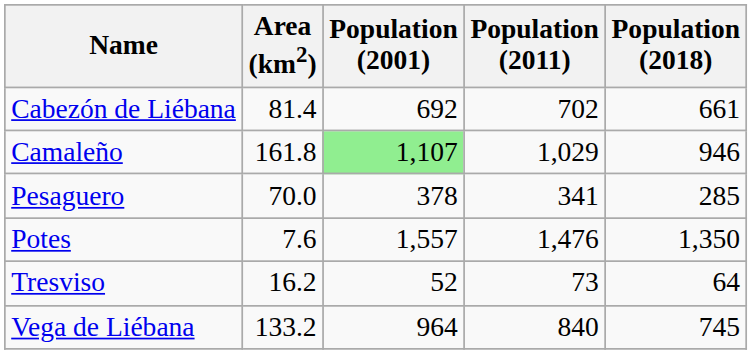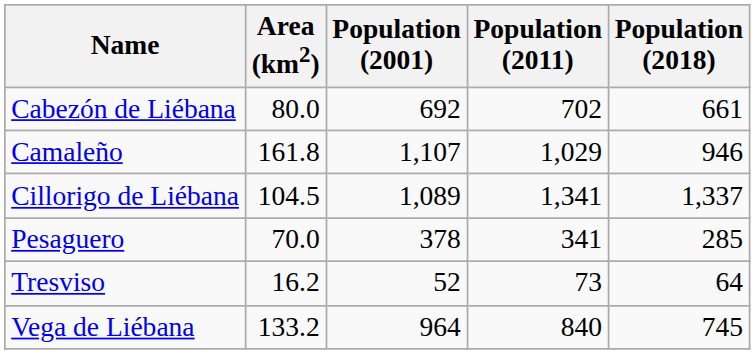(293, 108) 81.4 -> (296, 108) 80.0
(427, 152) lightgreen background -> (430, 152) no background
+ row: (125, 195)
- row: (41, 239)
